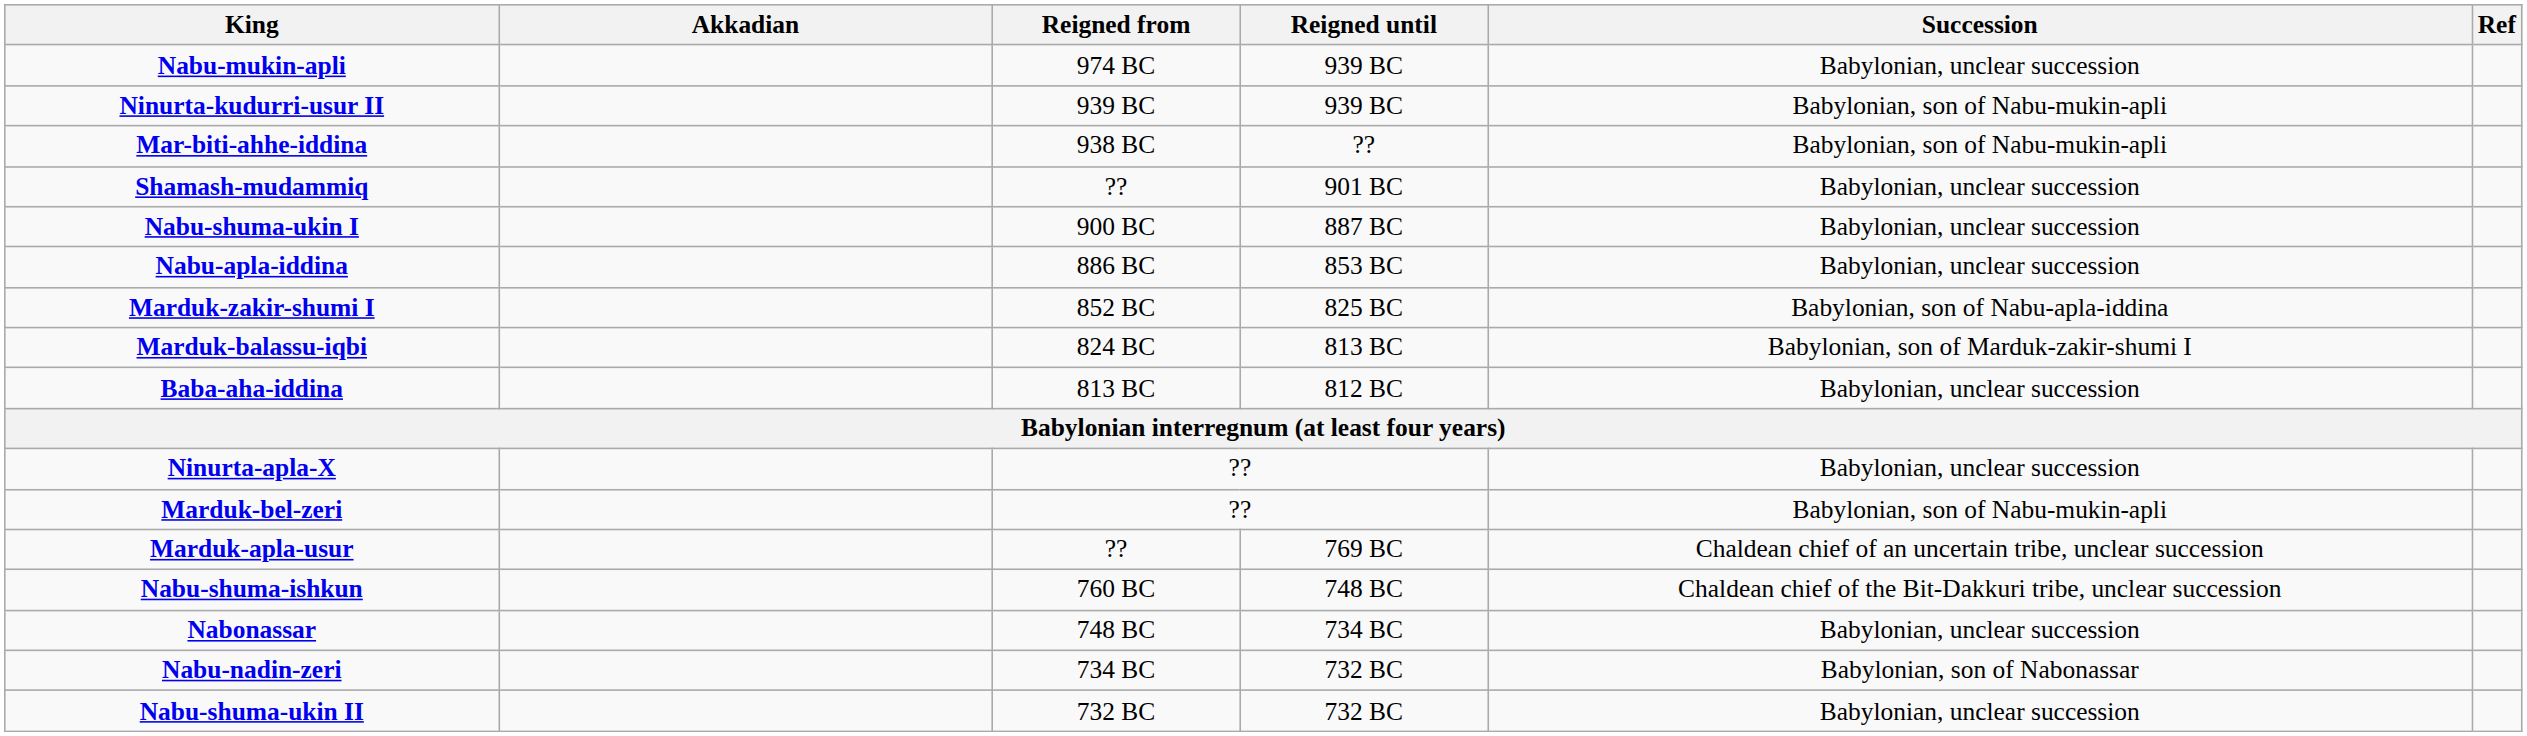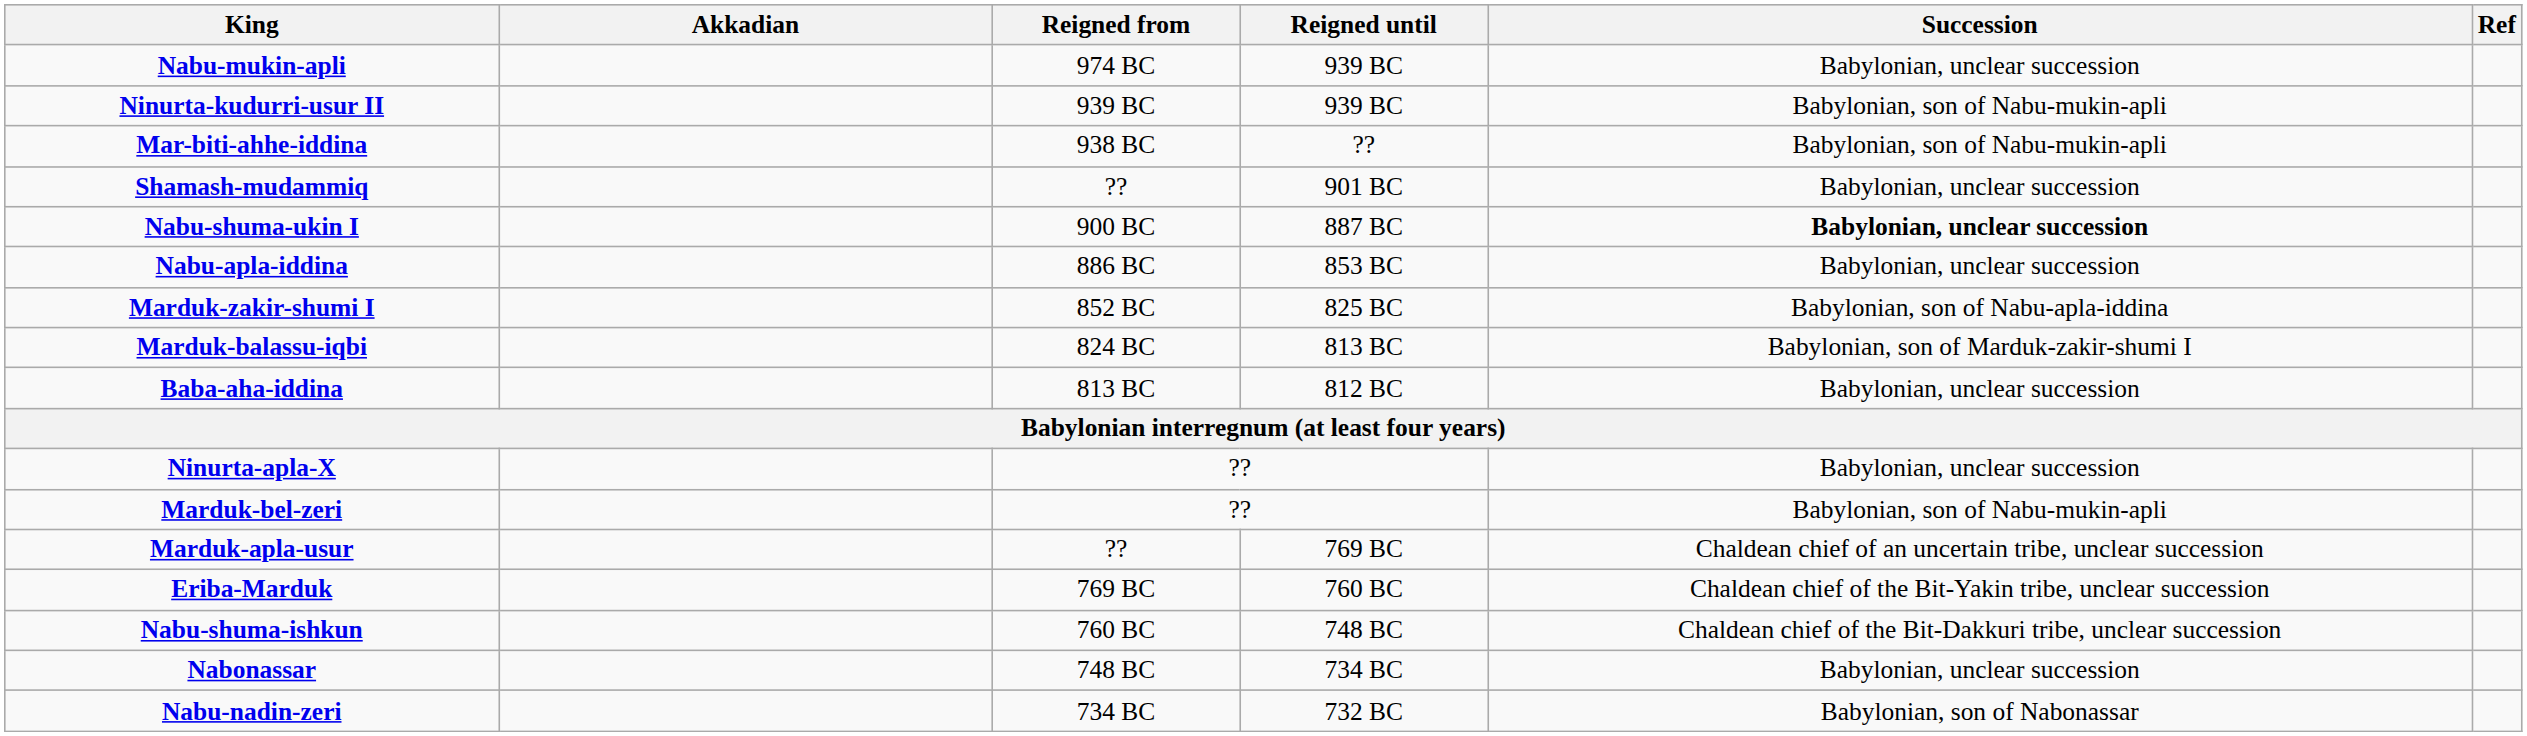(1980, 226) normal -> (1980, 226) bold
+ row: (252, 589)
- row: (252, 710)
